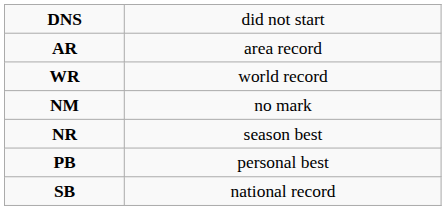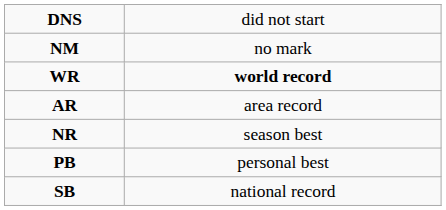rows swapped: (65, 104) <-> (65, 47)
(283, 75) normal -> (283, 75) bold
